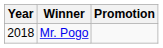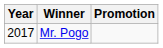(21, 33) 2018 -> (21, 33) 2017
